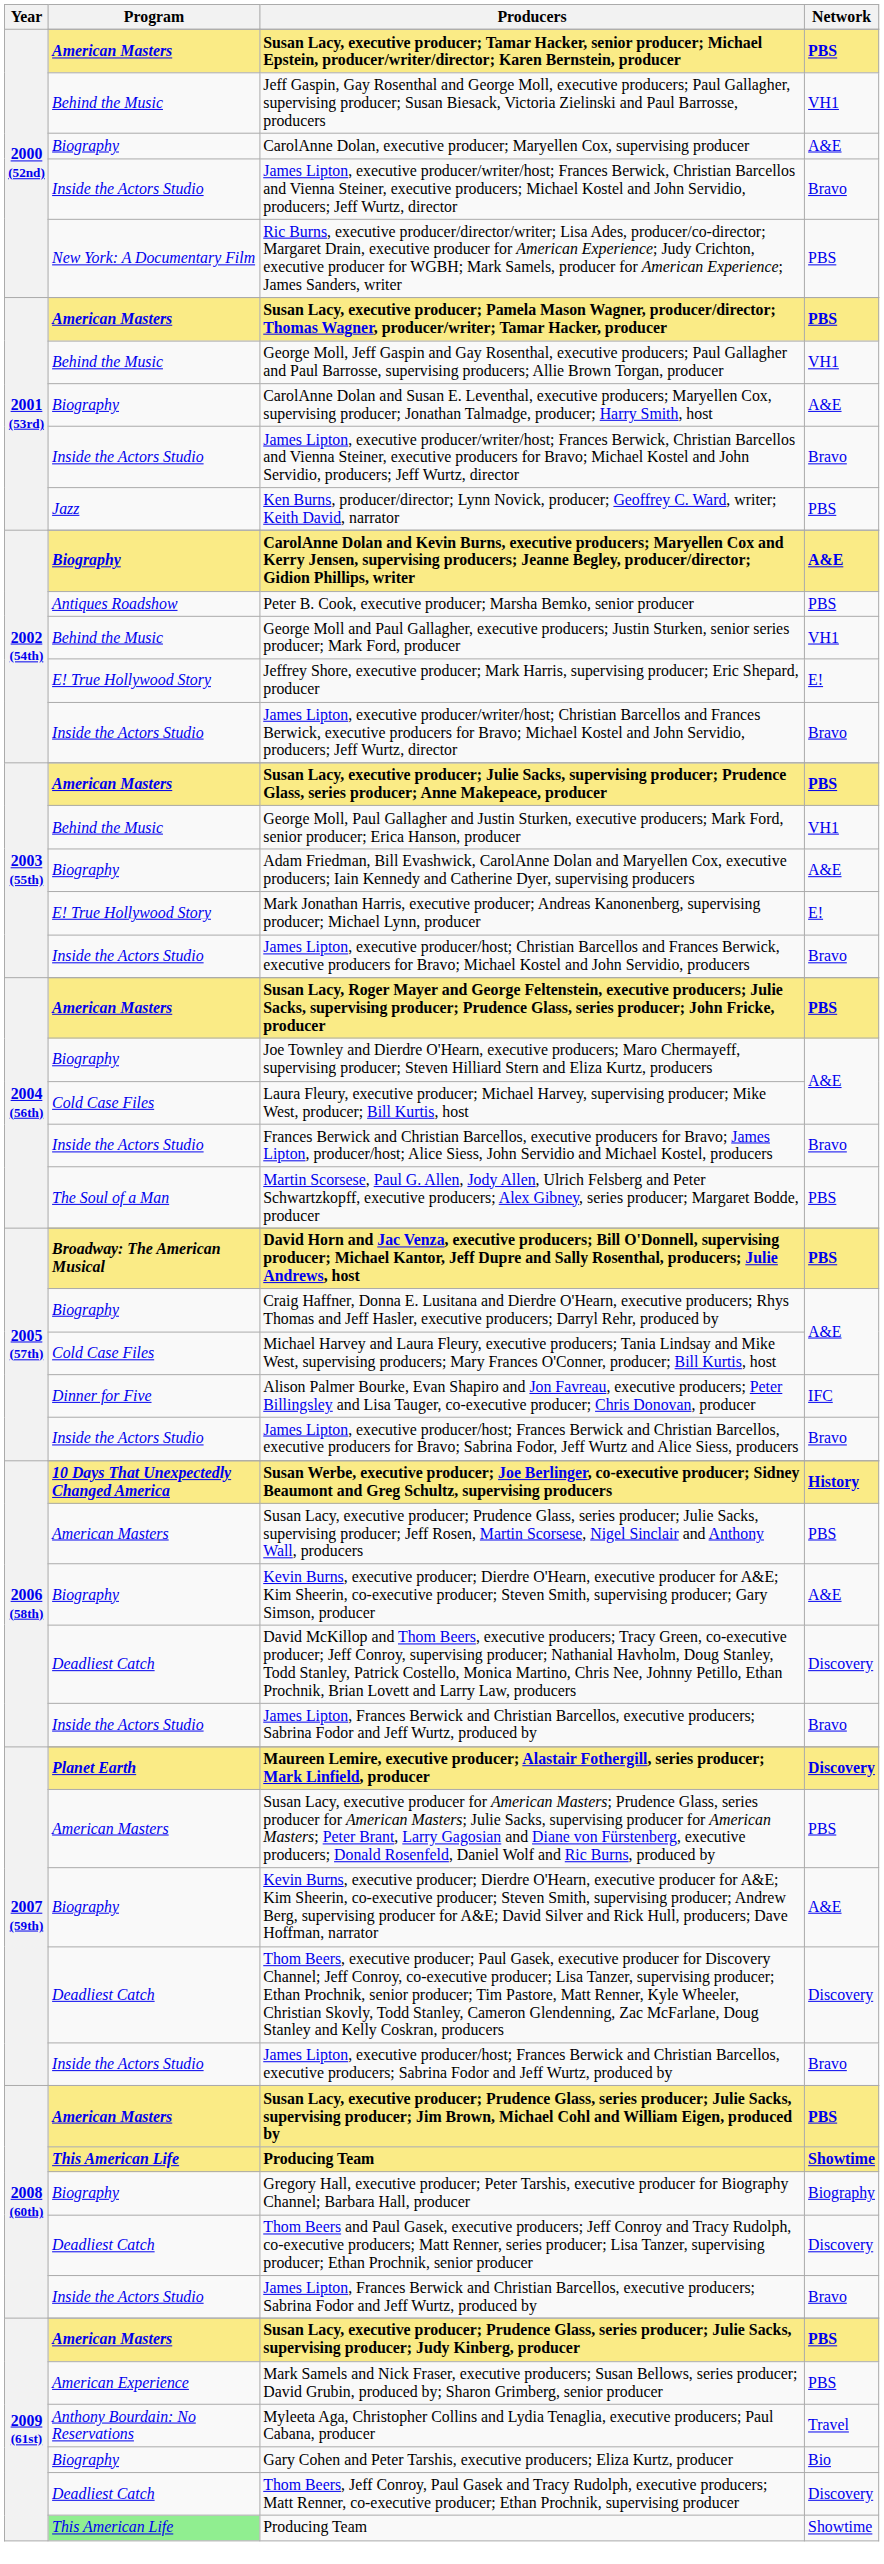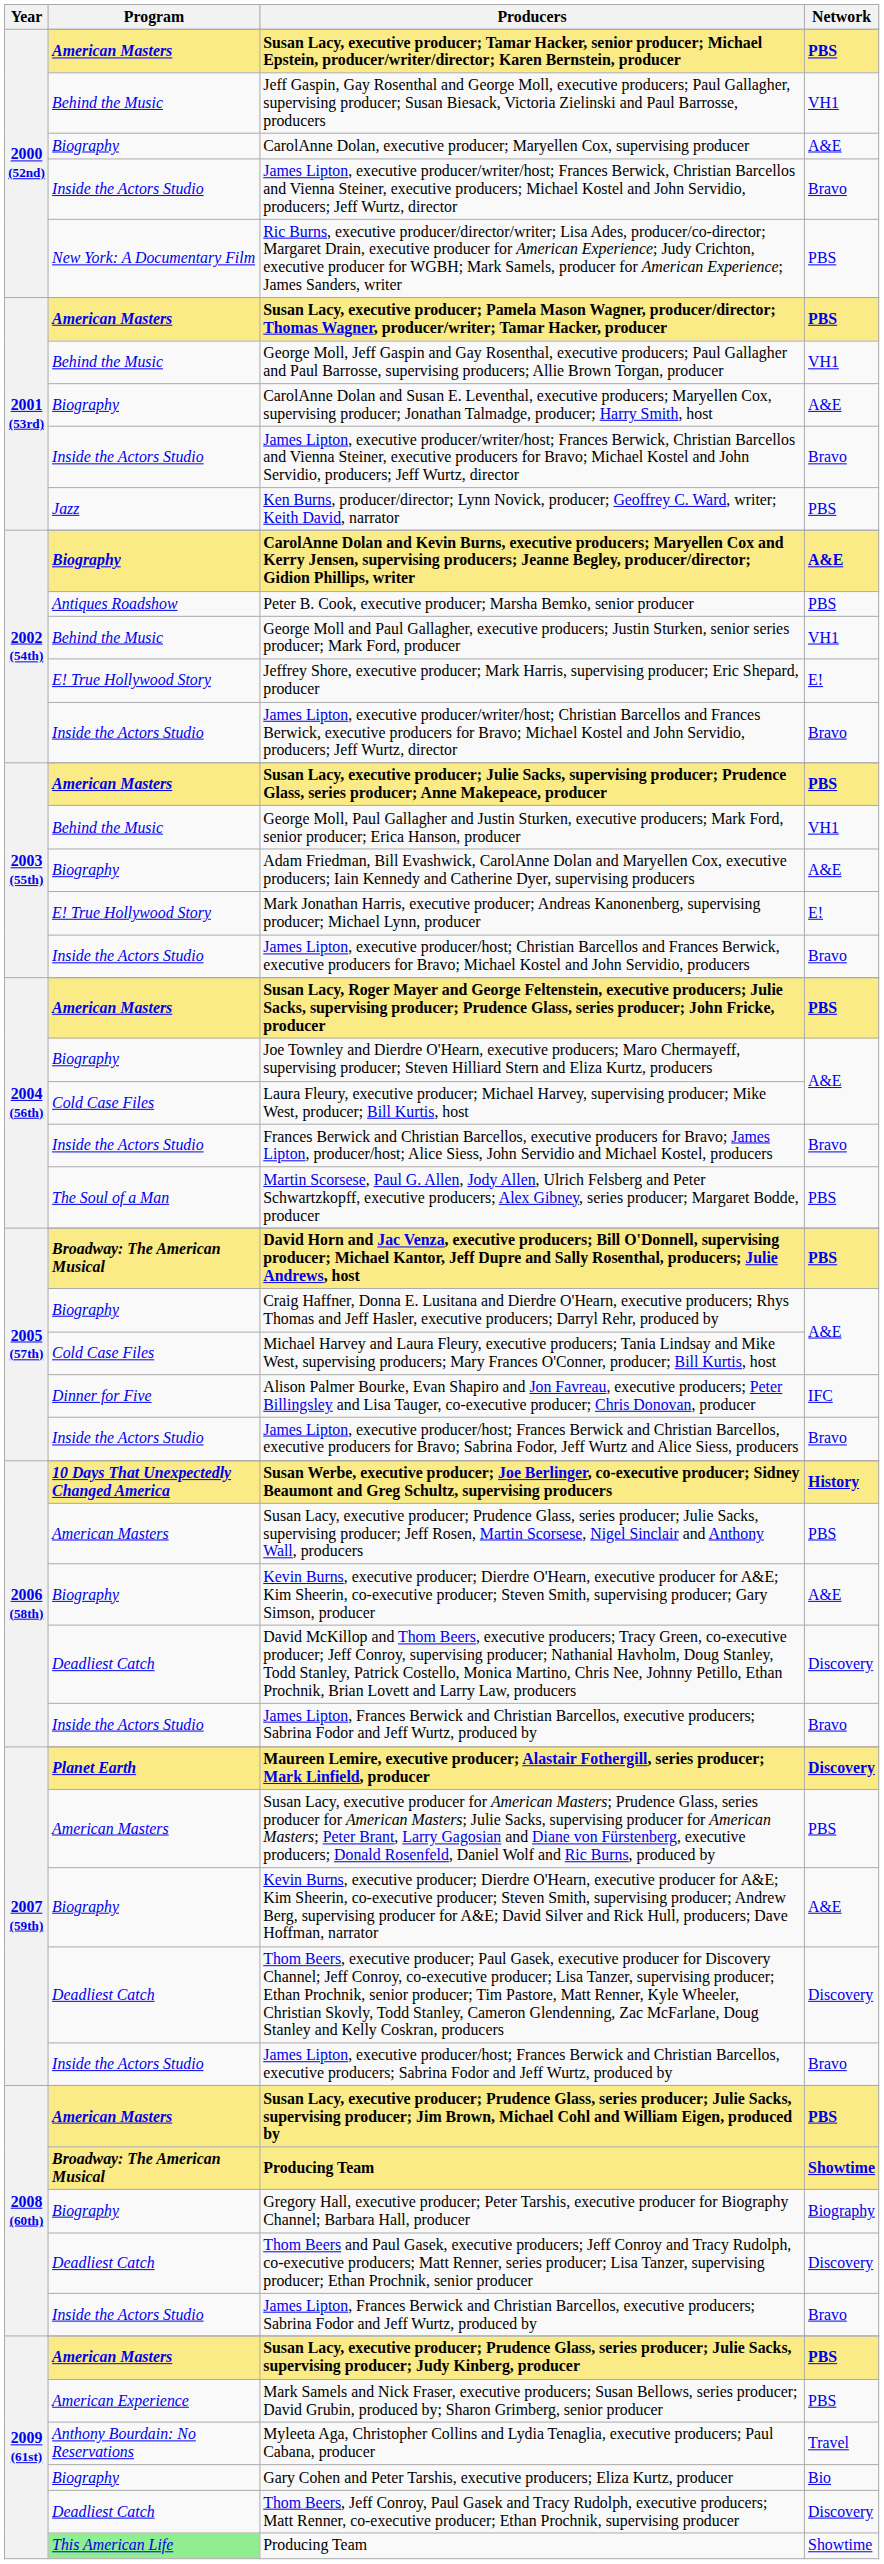(116, 2159) This American Life -> (136, 2168) Broadway: The American Musical
